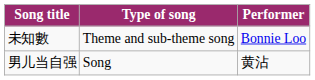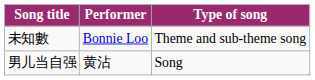columns swapped: (273, 15) <-> (159, 15)
